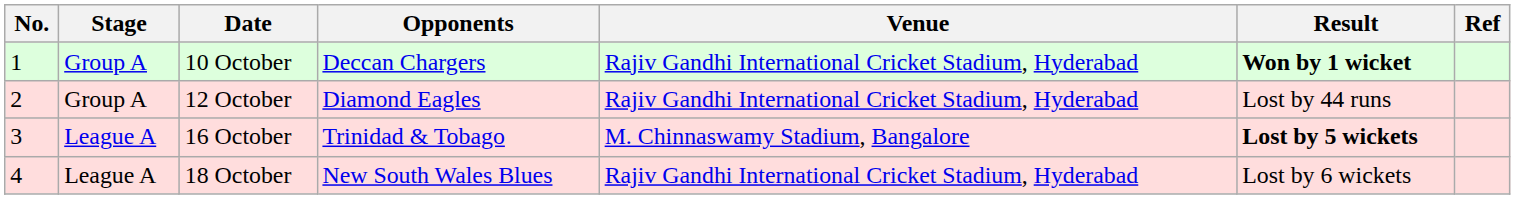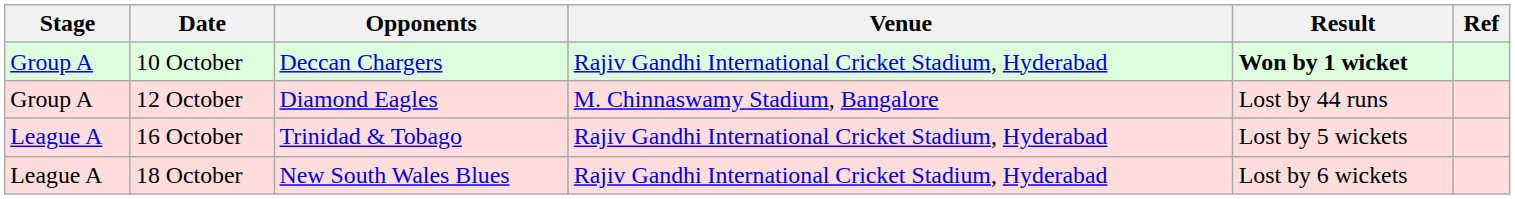- column: (32, 23)
(871, 99) Rajiv Gandhi International Cricket Stadium, Hyderabad -> (756, 99) M. Chinnaswamy Stadium, Bangalore
(787, 136) M. Chinnaswamy Stadium, Bangalore -> (841, 136) Rajiv Gandhi International Cricket Stadium, Hyderabad
(1330, 136) bold -> (1323, 136) normal
